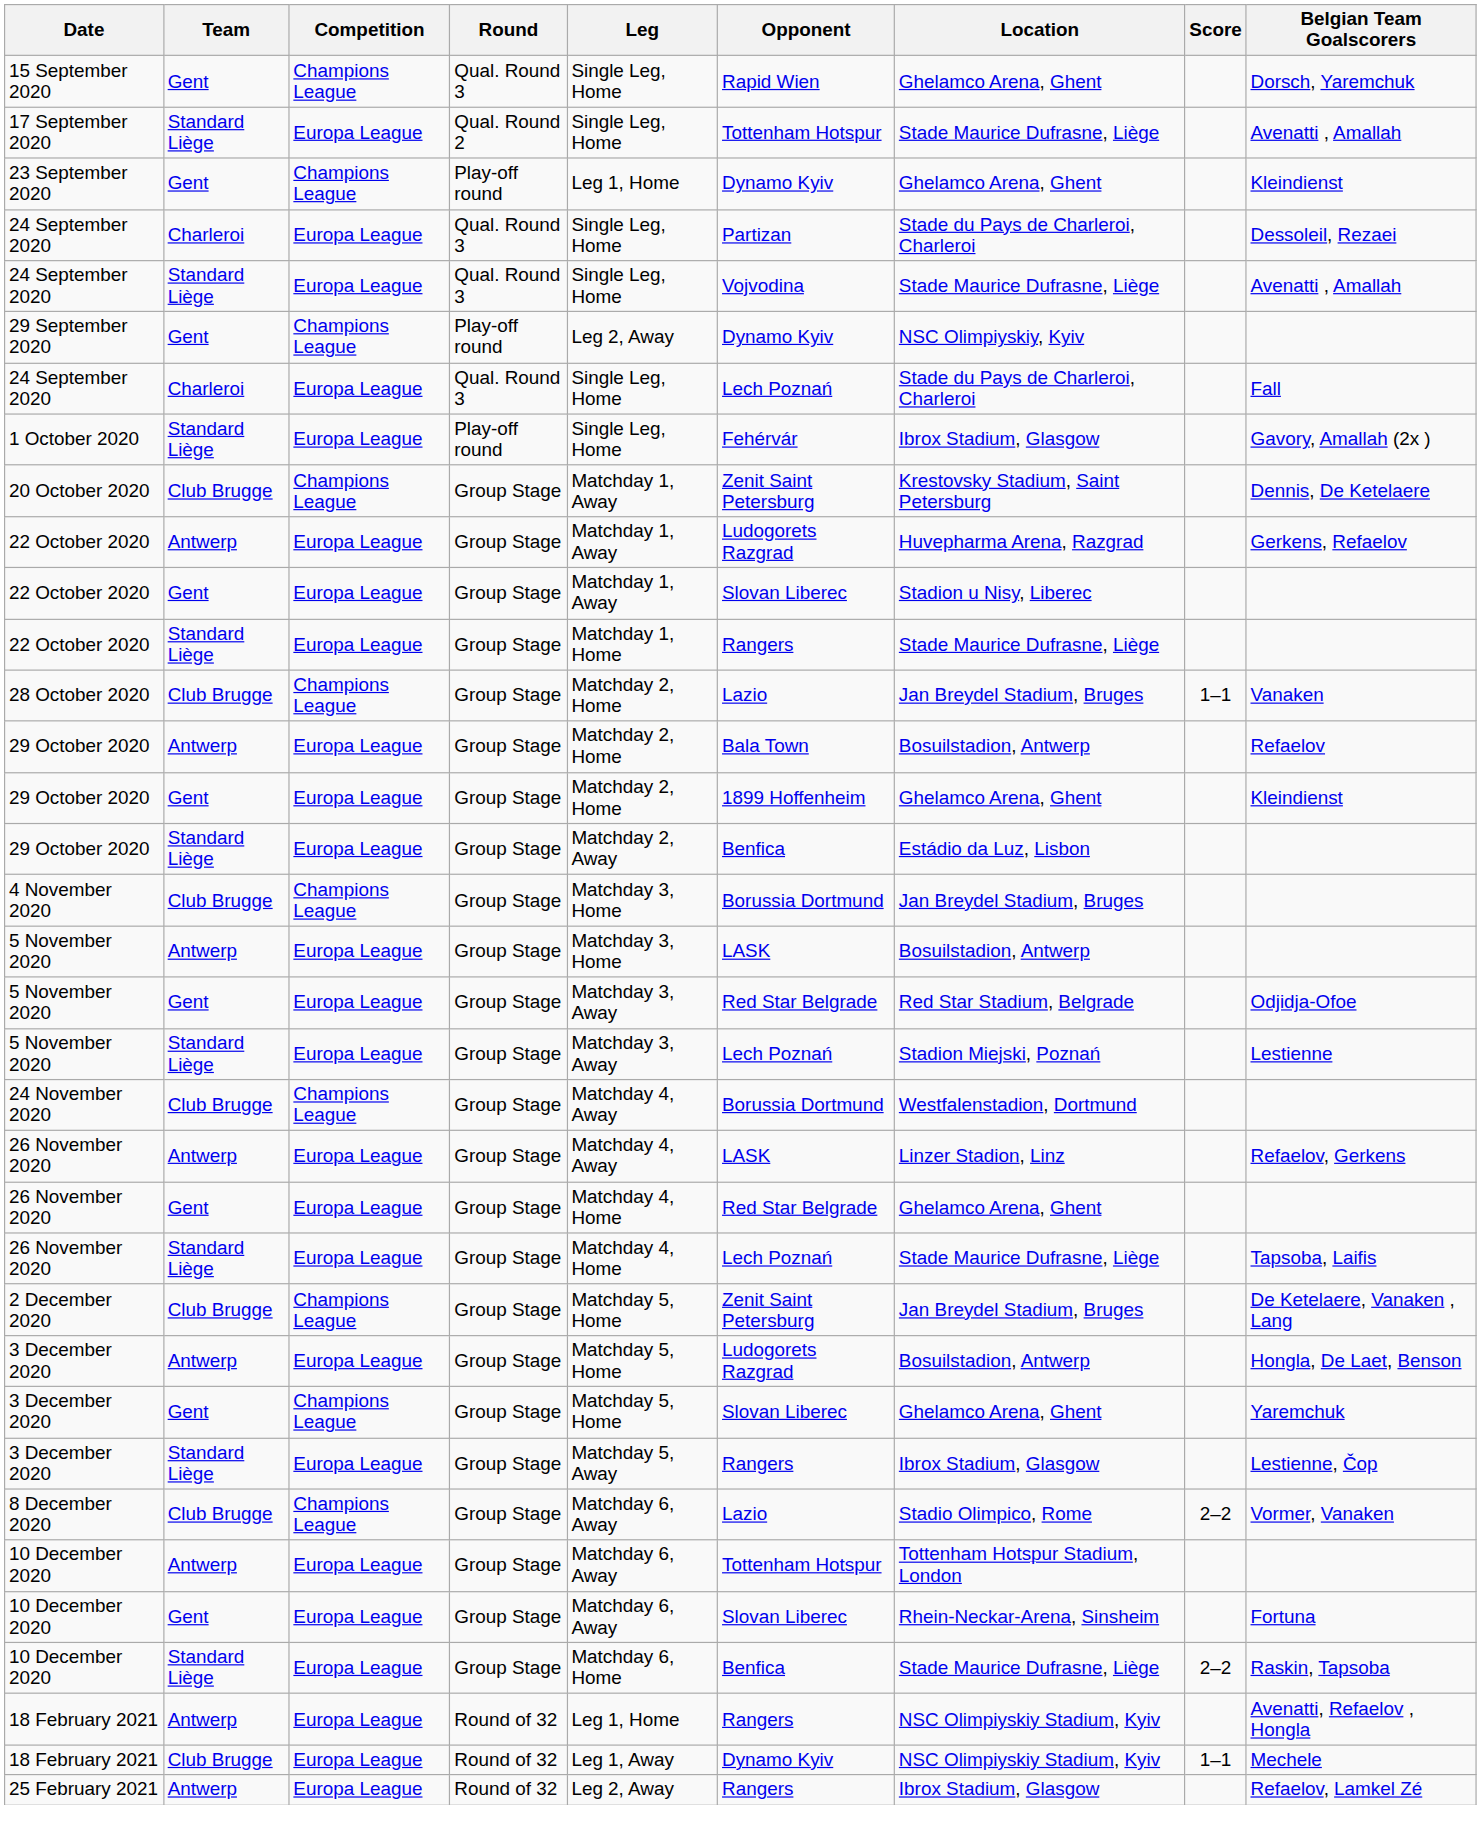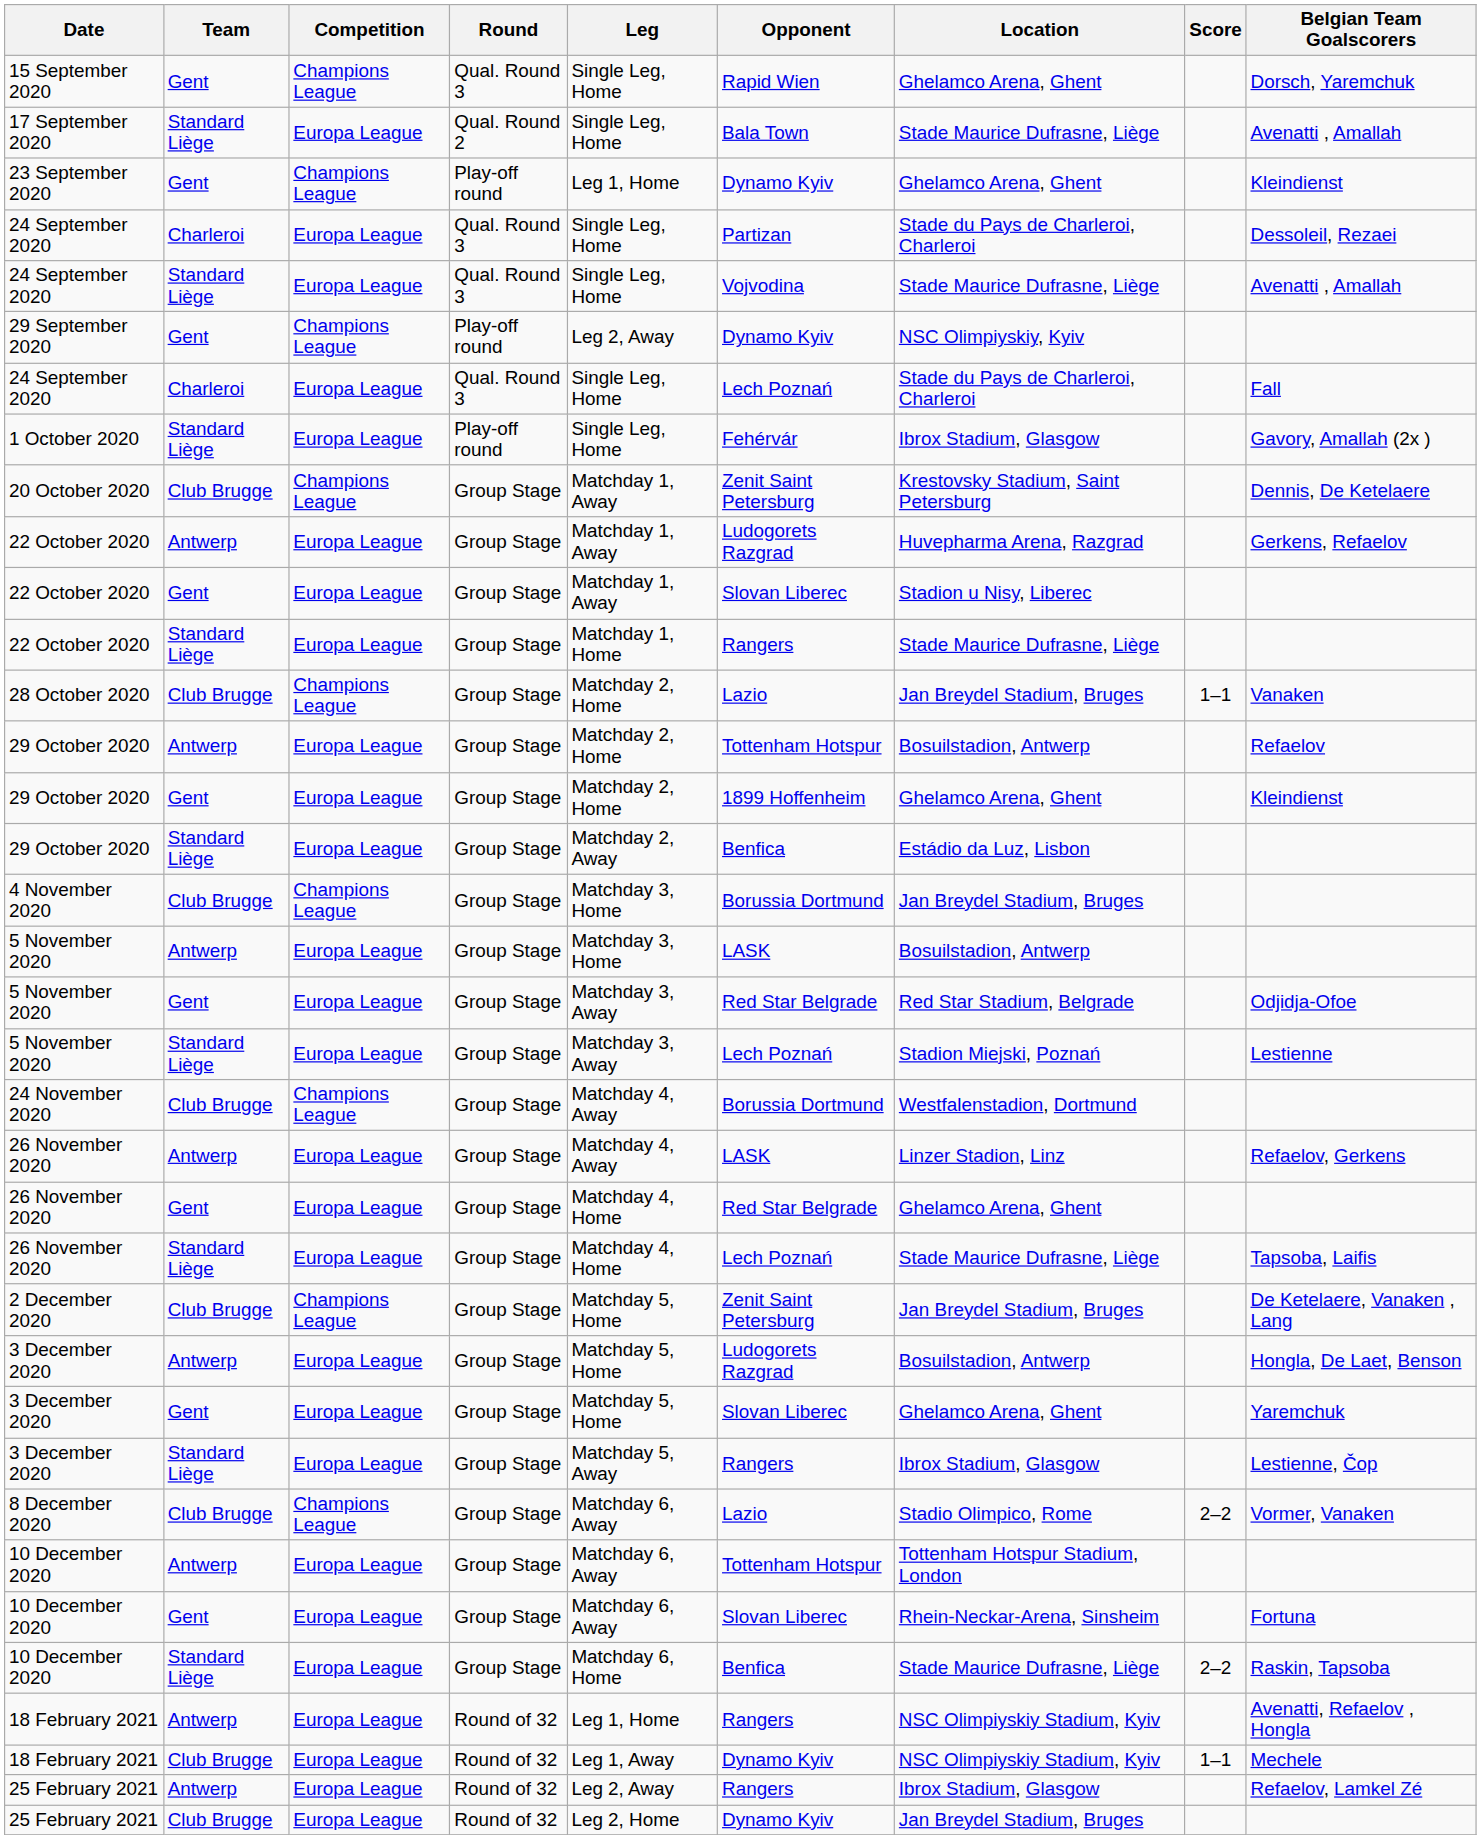(802, 132) Tottenham Hotspur -> (765, 132) Bala Town
(765, 746) Bala Town -> (802, 746) Tottenham Hotspur
(341, 1412) Champions League -> (358, 1412) Europa League
+ row: (83, 1819)
